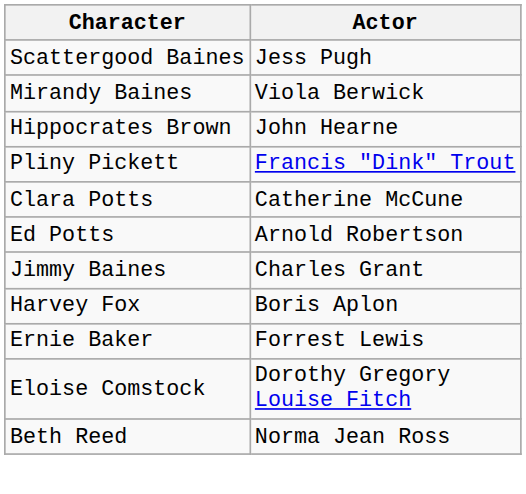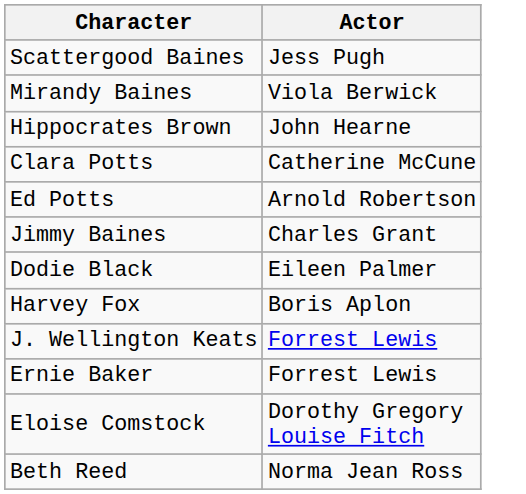- row: (95, 164)
+ row: (82, 270)
+ row: (134, 341)
